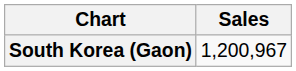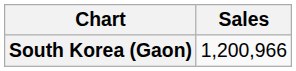(244, 50) 1,200,967 -> (244, 50) 1,200,966
